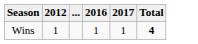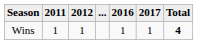+ column: (55, 13)
